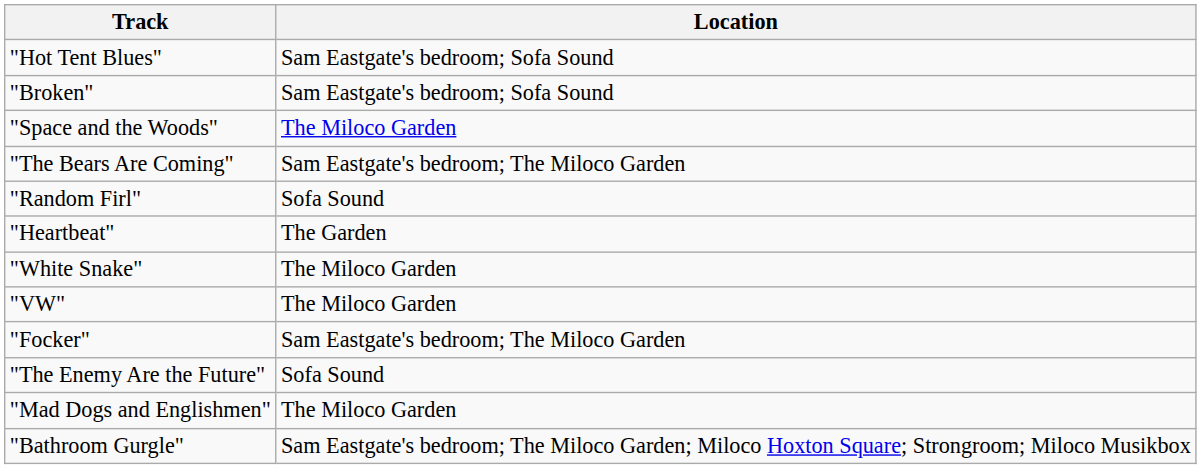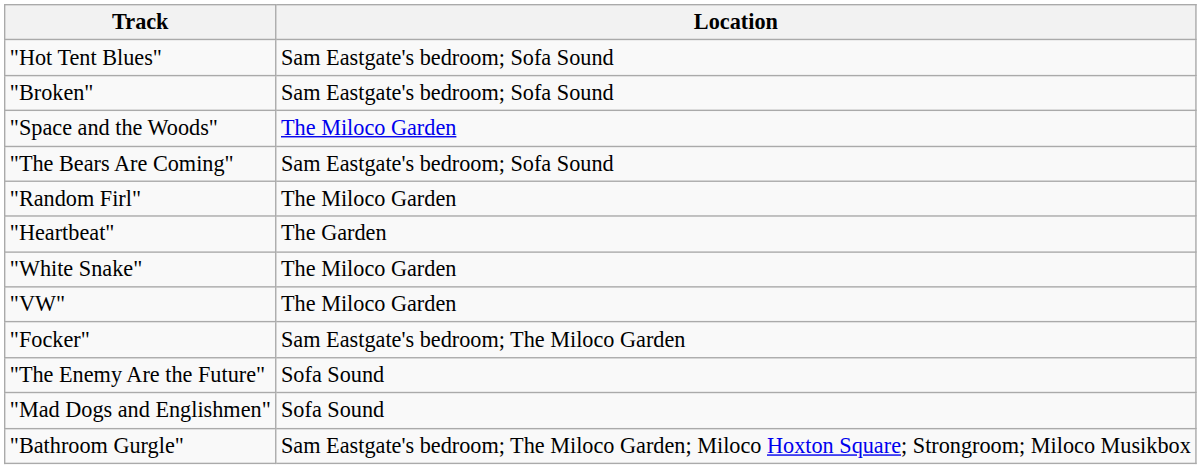(483, 163) Sam Eastgate's bedroom; The Miloco Garden -> (447, 163) Sam Eastgate's bedroom; Sofa Sound
(333, 198) Sofa Sound -> (369, 198) The Miloco Garden
(369, 410) The Miloco Garden -> (333, 410) Sofa Sound
